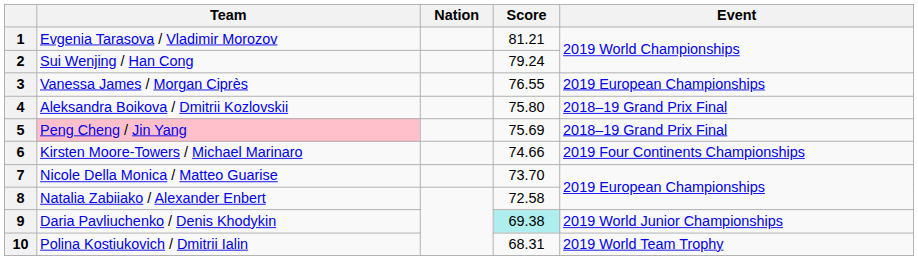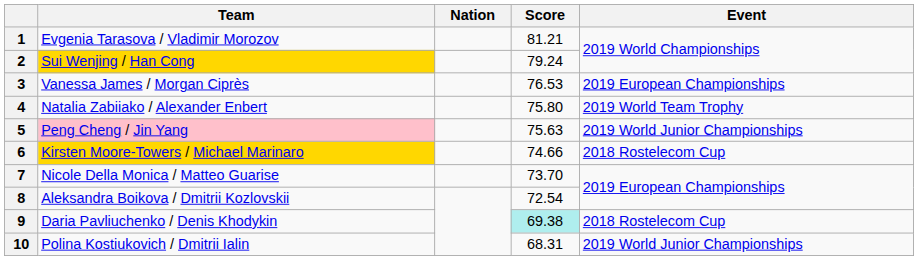(117, 61) no background -> (118, 61) gold background
(527, 84) 76.55 -> (545, 84) 76.53
(164, 107) Aleksandra Boikova / Dmitrii Kozlovskii -> (154, 107) Natalia Zabiiako / Alexander Enbert
(645, 107) 2018–19 Grand Prix Final -> (663, 107) 2019 World Team Trophy
(527, 130) 75.69 -> (545, 130) 75.63
(645, 130) 2018–19 Grand Prix Final -> (693, 130) 2019 World Junior Championships
(171, 152) no background -> (172, 152) gold background
(684, 152) 2019 Four Continents Championships -> (654, 152) 2018 Rostelecom Cup
(153, 198) Natalia Zabiiako / Alexander Enbert -> (165, 198) Aleksandra Boikova / Dmitrii Kozlovskii
(527, 198) 72.58 -> (545, 198) 72.54
(673, 221) 2019 World Junior Championships -> (654, 221) 2018 Rostelecom Cup
(643, 244) 2019 World Team Trophy -> (693, 244) 2019 World Junior Championships
